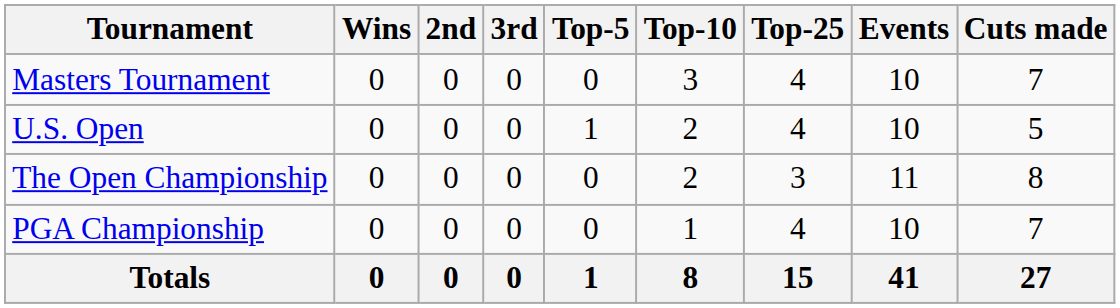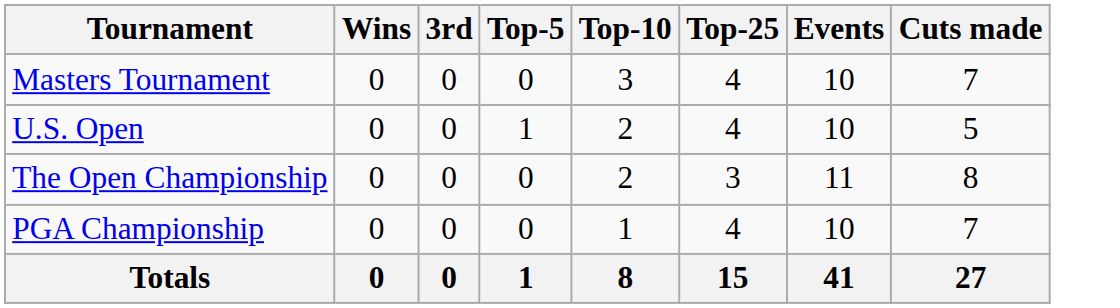- column: (451, 29)
